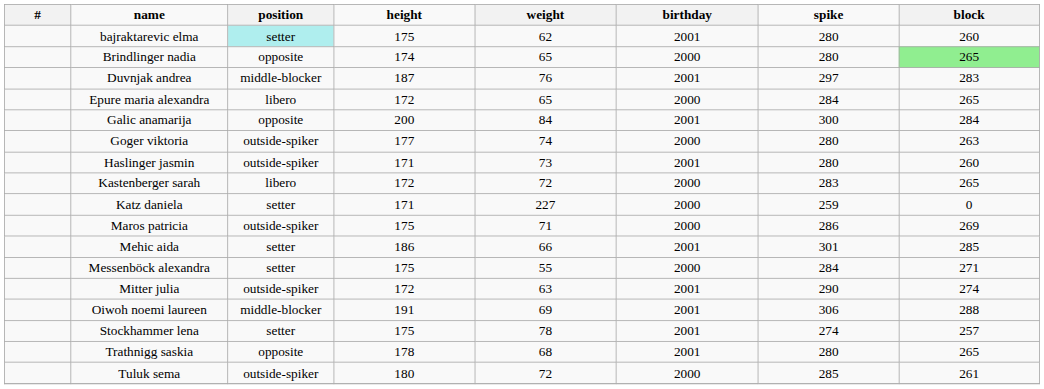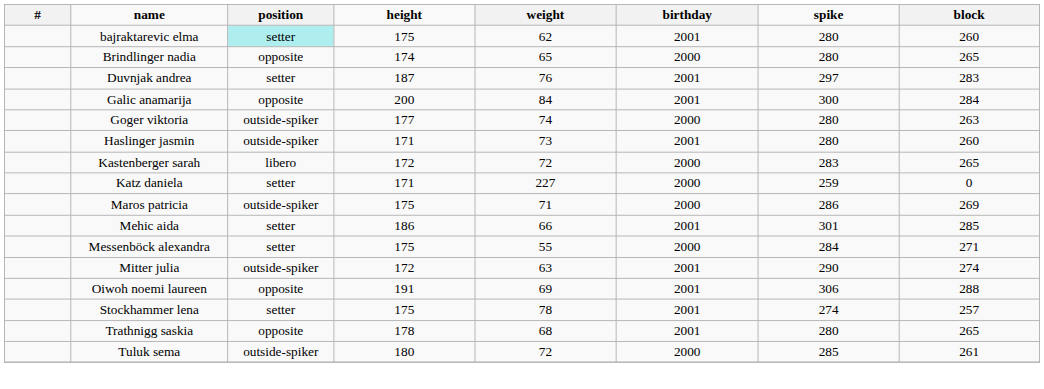(969, 57) lightgreen background -> (969, 57) no background
(281, 78) middle-blocker -> (281, 78) setter
- row: (149, 99)
(281, 309) middle-blocker -> (281, 288) opposite
